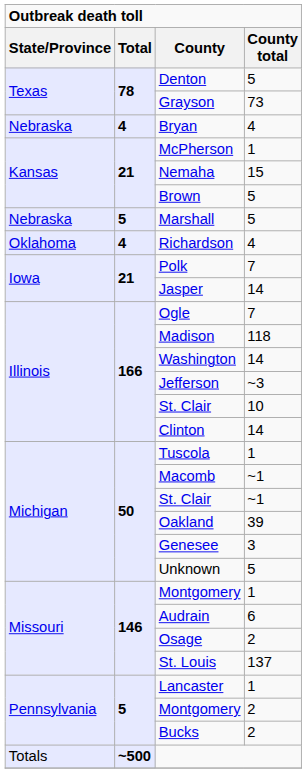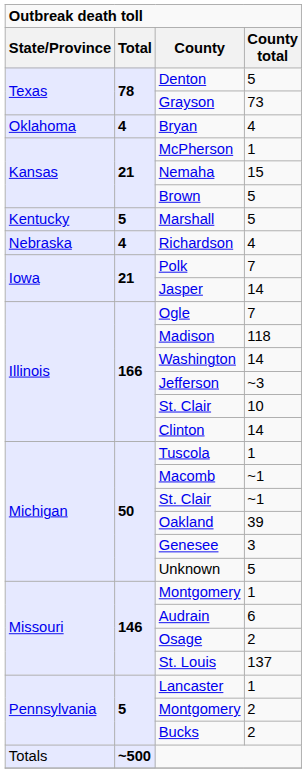(40, 126) Nebraska -> (42, 126) Oklahoma
(40, 219) Nebraska -> (39, 219) Kentucky
(42, 242) Oklahoma -> (40, 242) Nebraska
